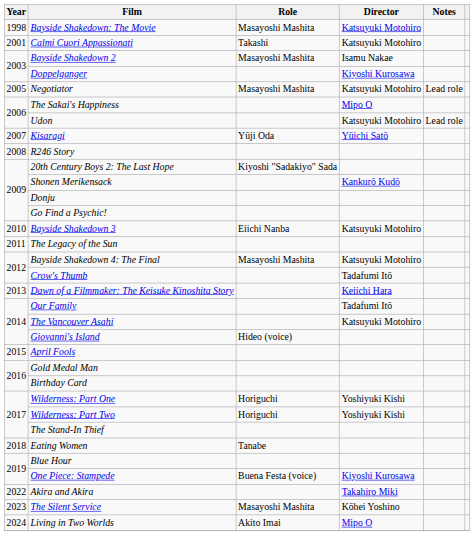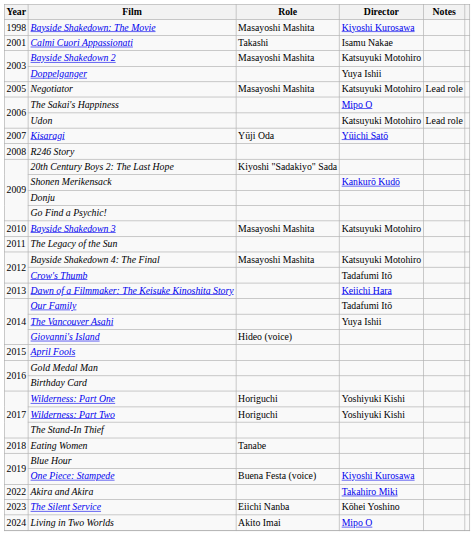(381, 27) Katsuyuki Motohiro -> (378, 27) Kiyoshi Kurosawa
(381, 43) Katsuyuki Motohiro -> (367, 43) Isamu Nakae
(367, 58) Isamu Nakae -> (381, 58) Katsuyuki Motohiro
(378, 74) Kiyoshi Kurosawa -> (362, 74) Yuya Ishii
(264, 228) Eiichi Nanba -> (276, 228) Masayoshi Mashita
(381, 321) Katsuyuki Motohiro -> (362, 321) Yuya Ishii
(276, 507) Masayoshi Mashita -> (264, 507) Eiichi Nanba
